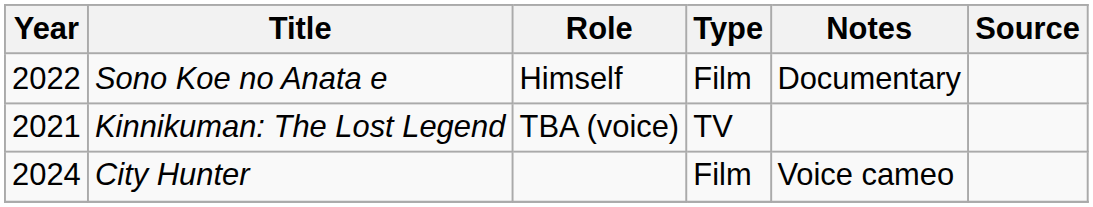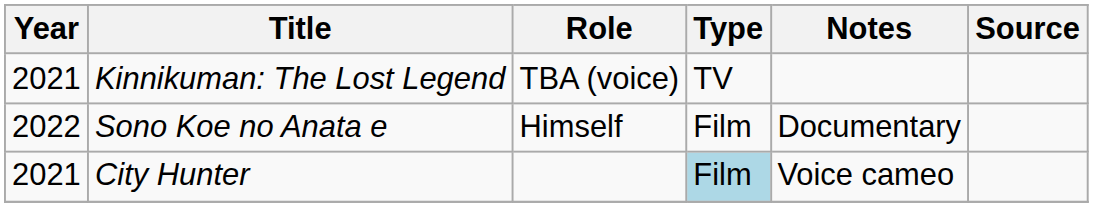rows swapped: (300, 126) <-> (241, 77)
(46, 175) 2024 -> (46, 175) 2021
(723, 175) no background -> (723, 175) lightblue background
